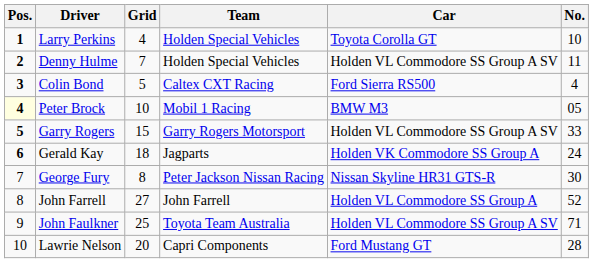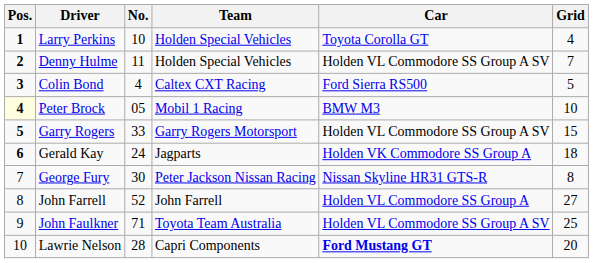columns swapped: (575, 16) <-> (142, 16)
(381, 246) normal -> (377, 246) bold
